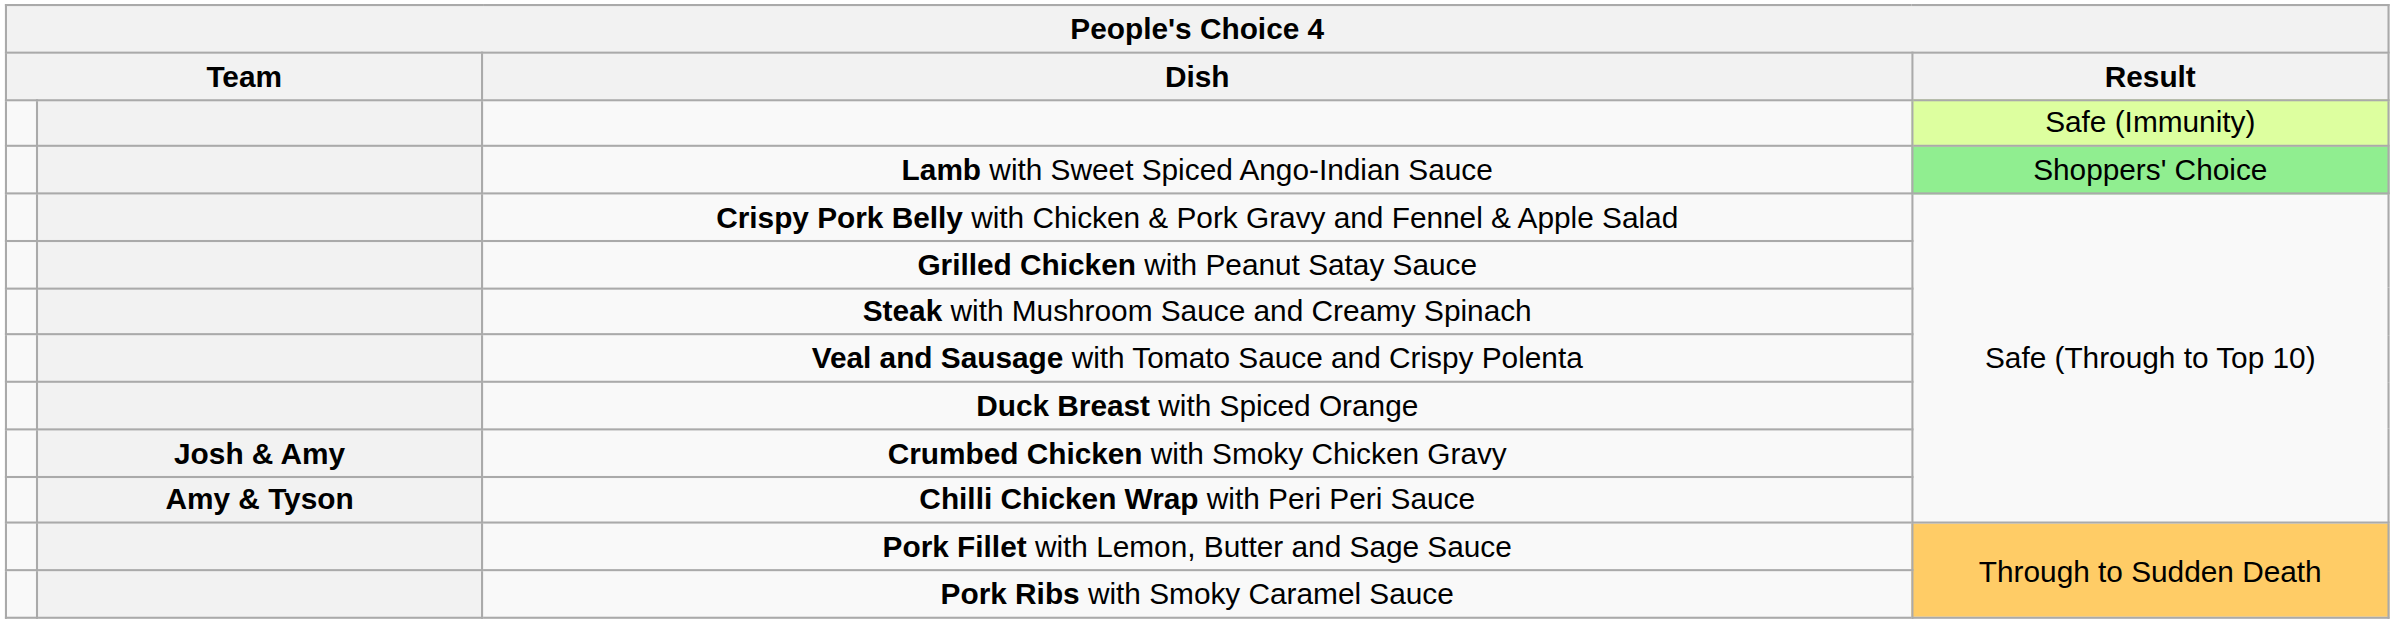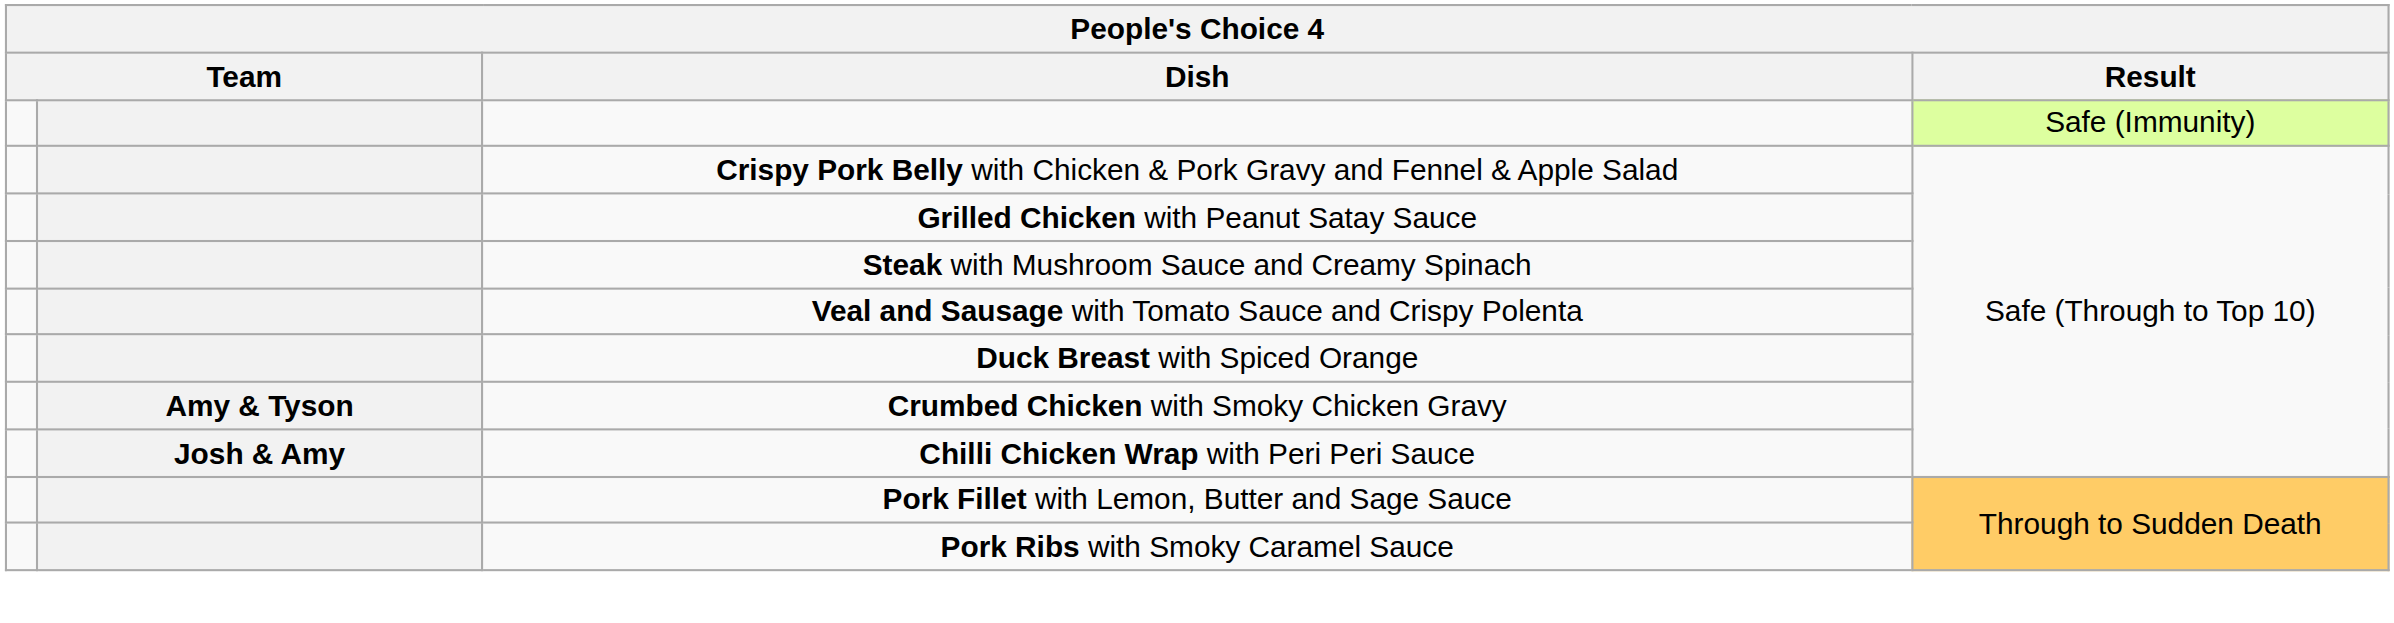- row: (1197, 170)
(260, 453) Josh & Amy -> (260, 406) Amy & Tyson
(260, 500) Amy & Tyson -> (260, 453) Josh & Amy
